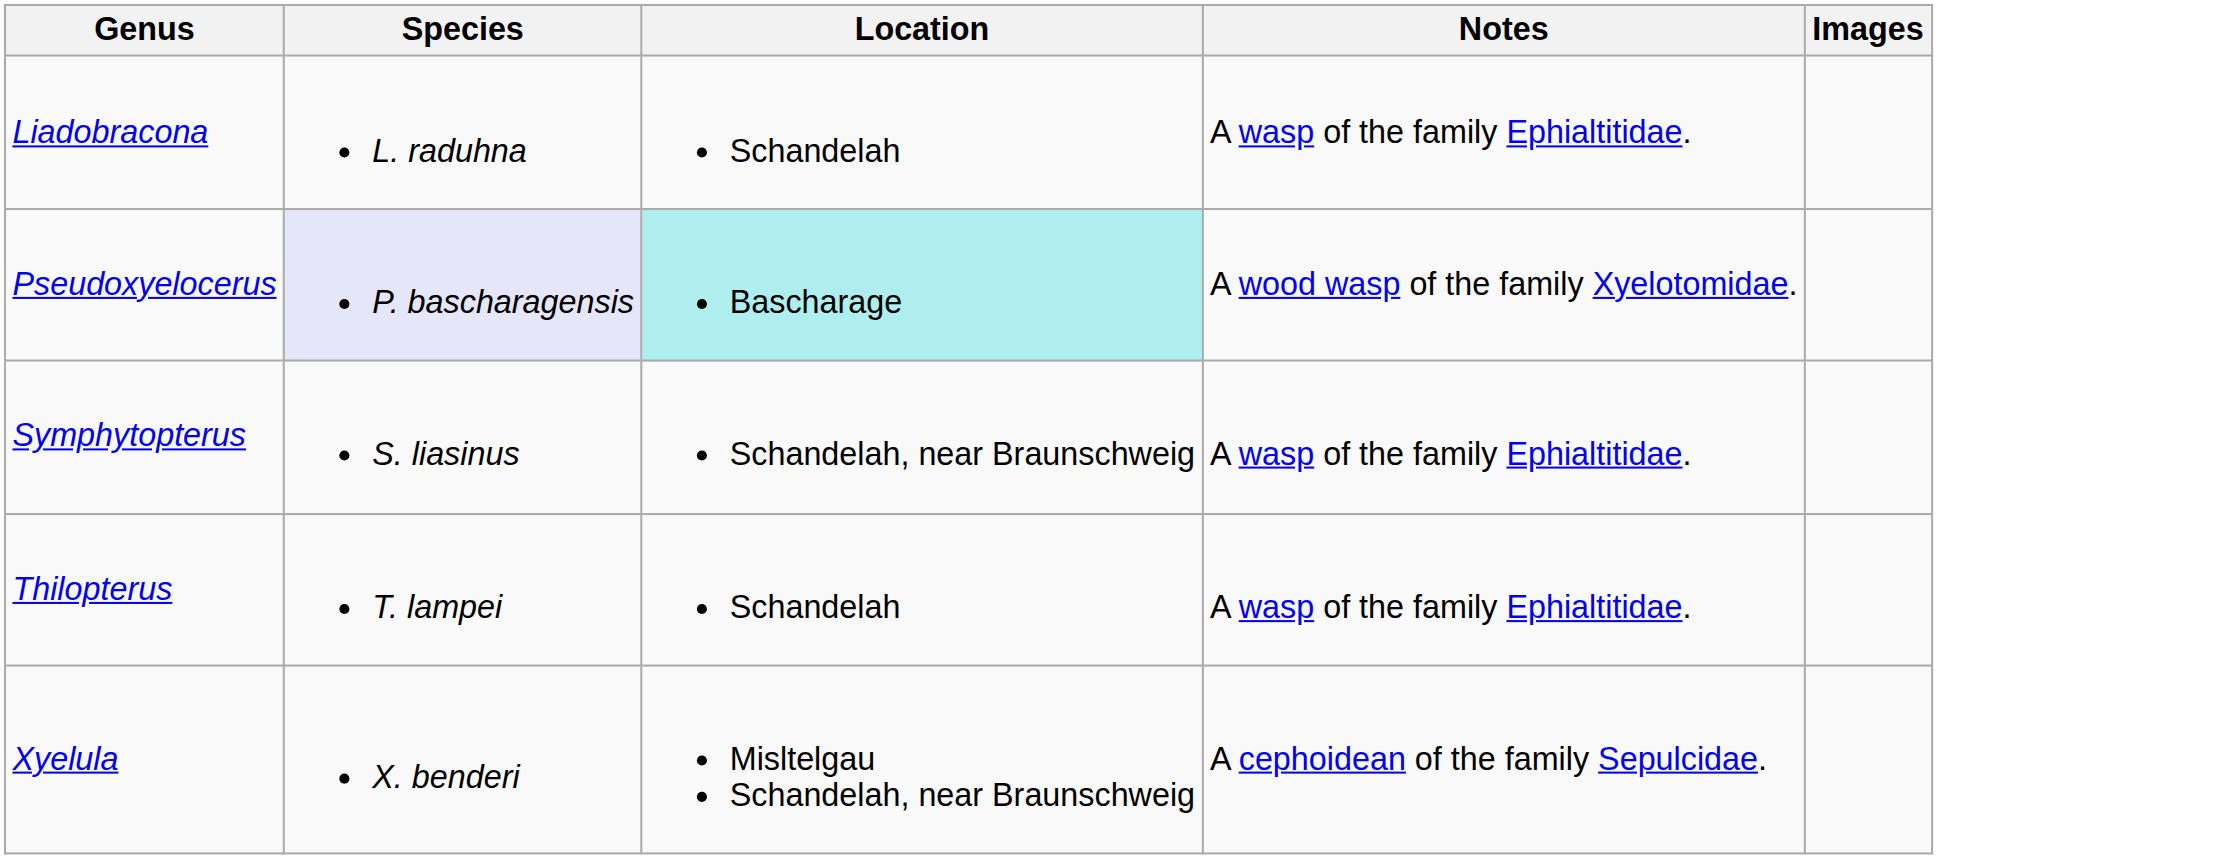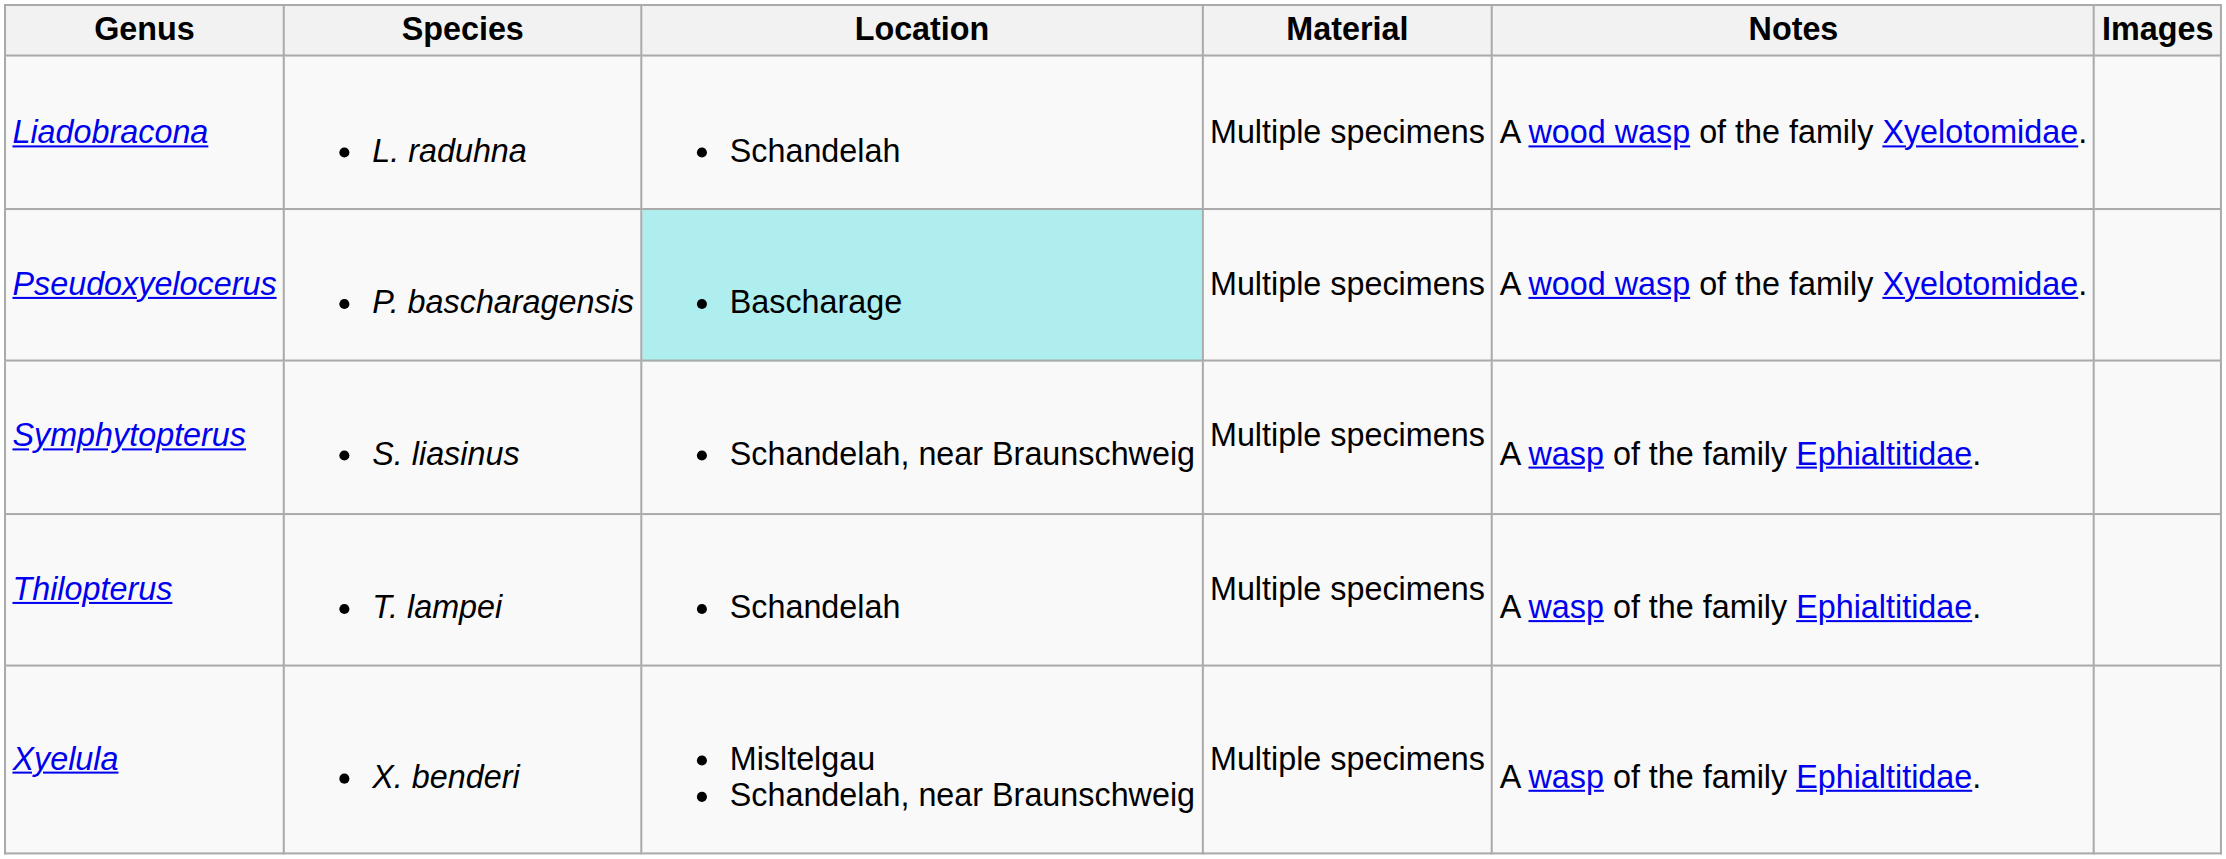+ column: (1347, 30)
(1451, 131) A wasp of the family Ephialtitidae. -> (1793, 131) A wood wasp of the family Xyelotomidae.
(463, 303) lavender background -> (463, 303) no background
(1488, 759) A cephoidean of the family Sepulcidae. -> (1740, 777) A wasp of the family Ephialtitidae.
